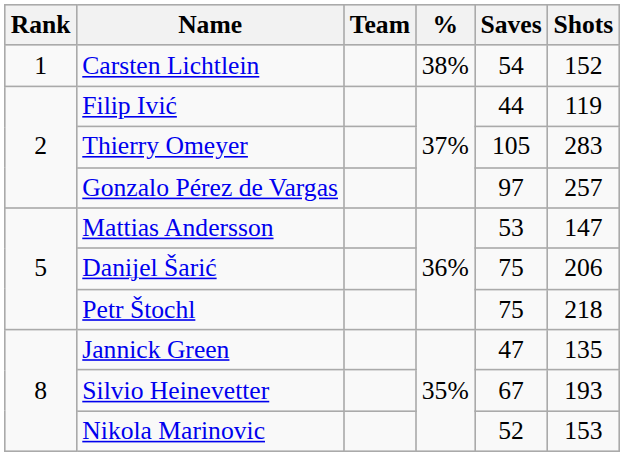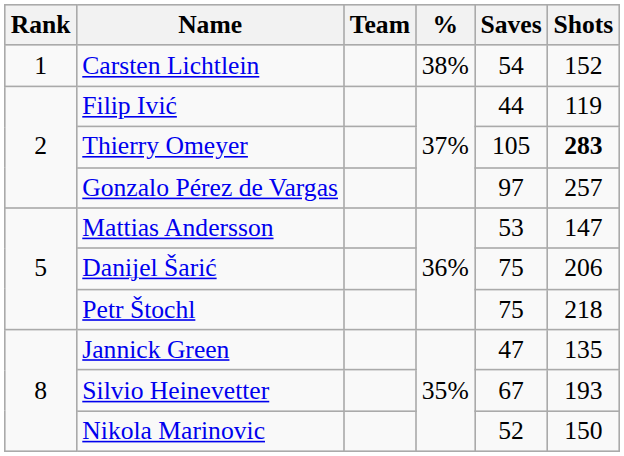(583, 146) normal -> (583, 146) bold
(583, 430) 153 -> (583, 430) 150
